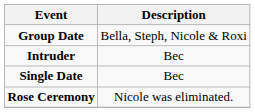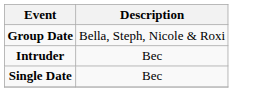- row: (51, 96)
